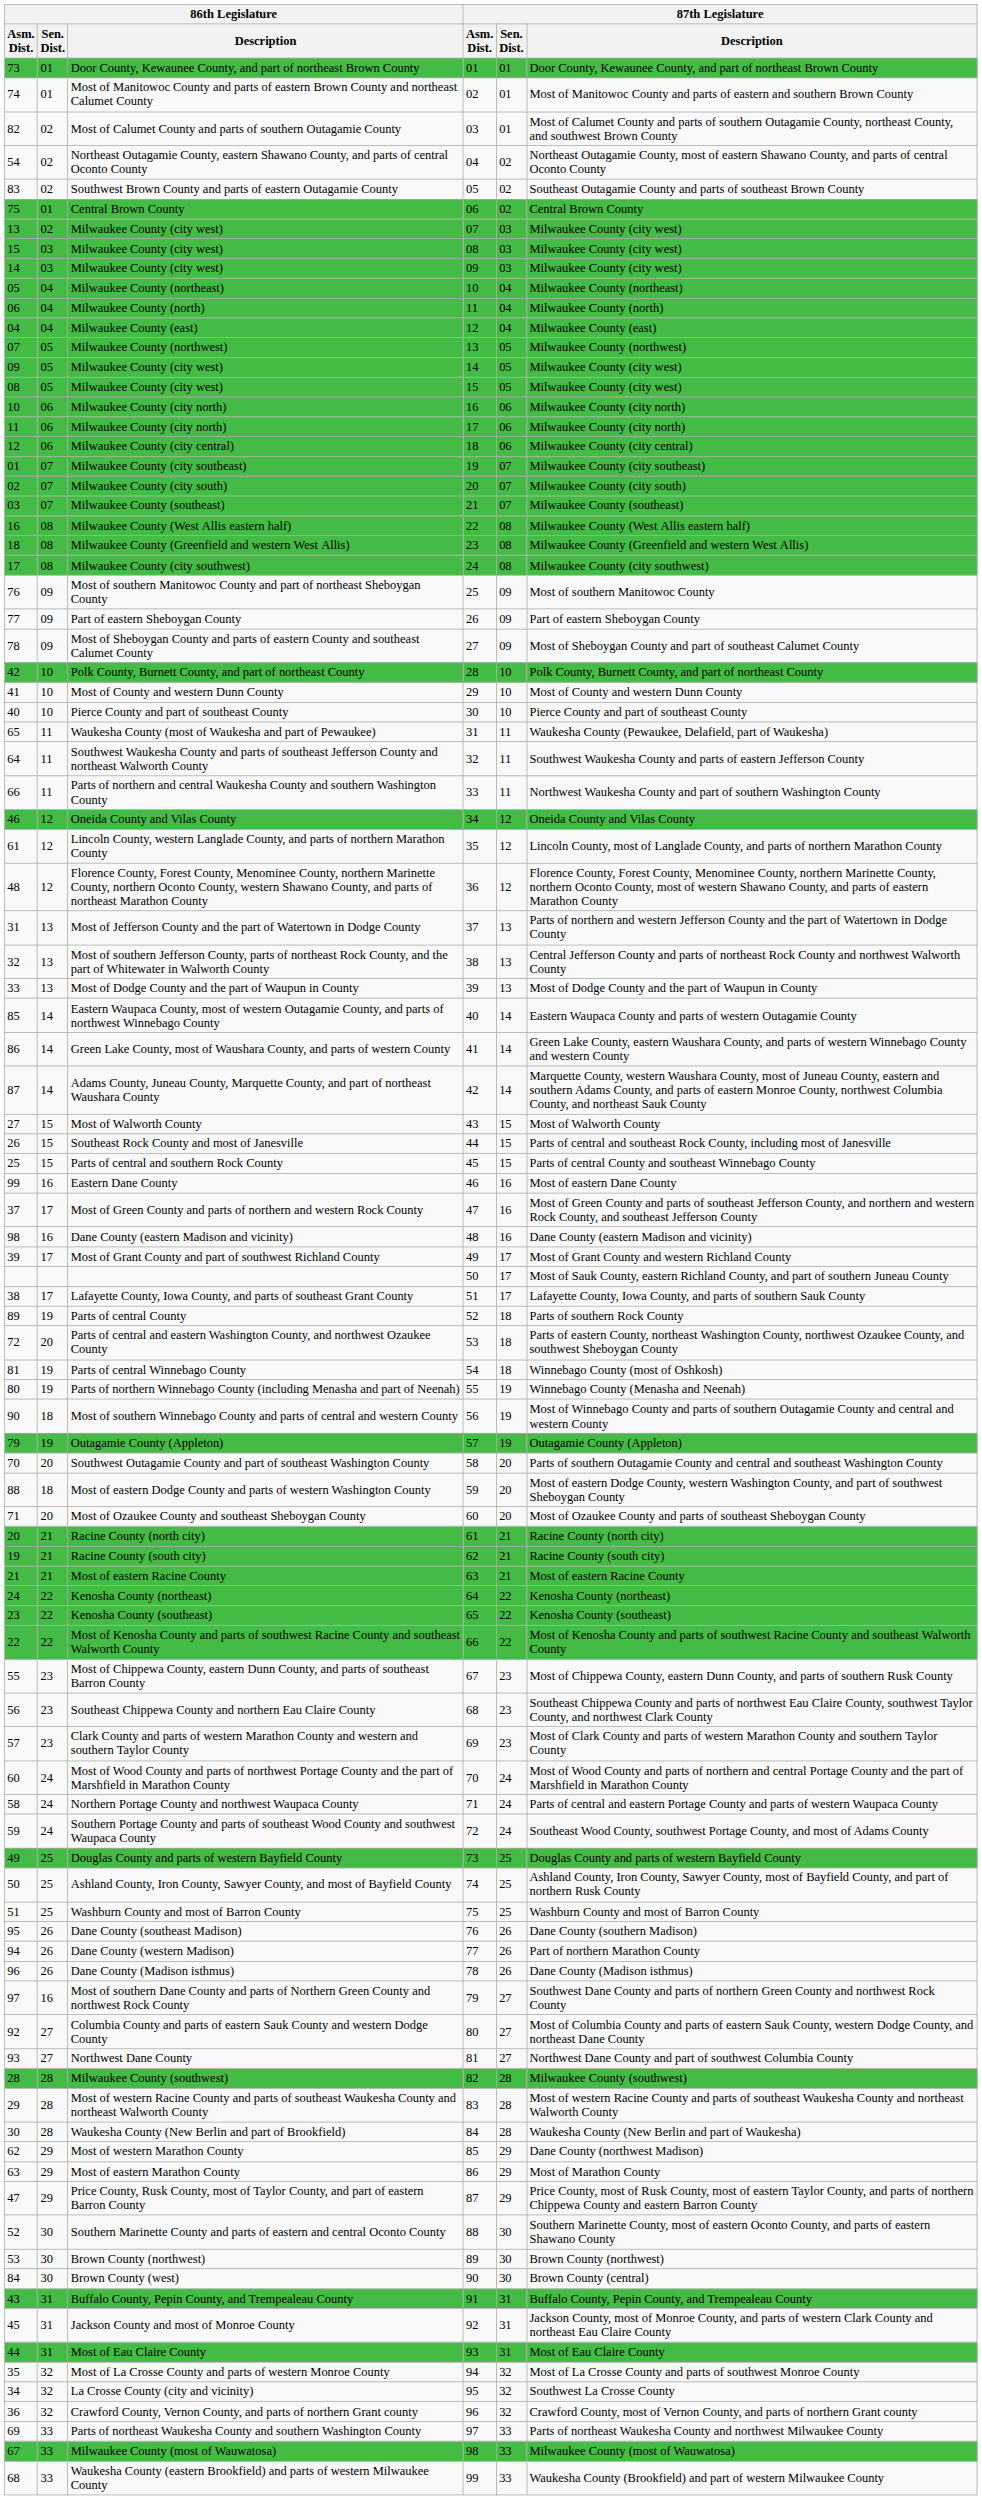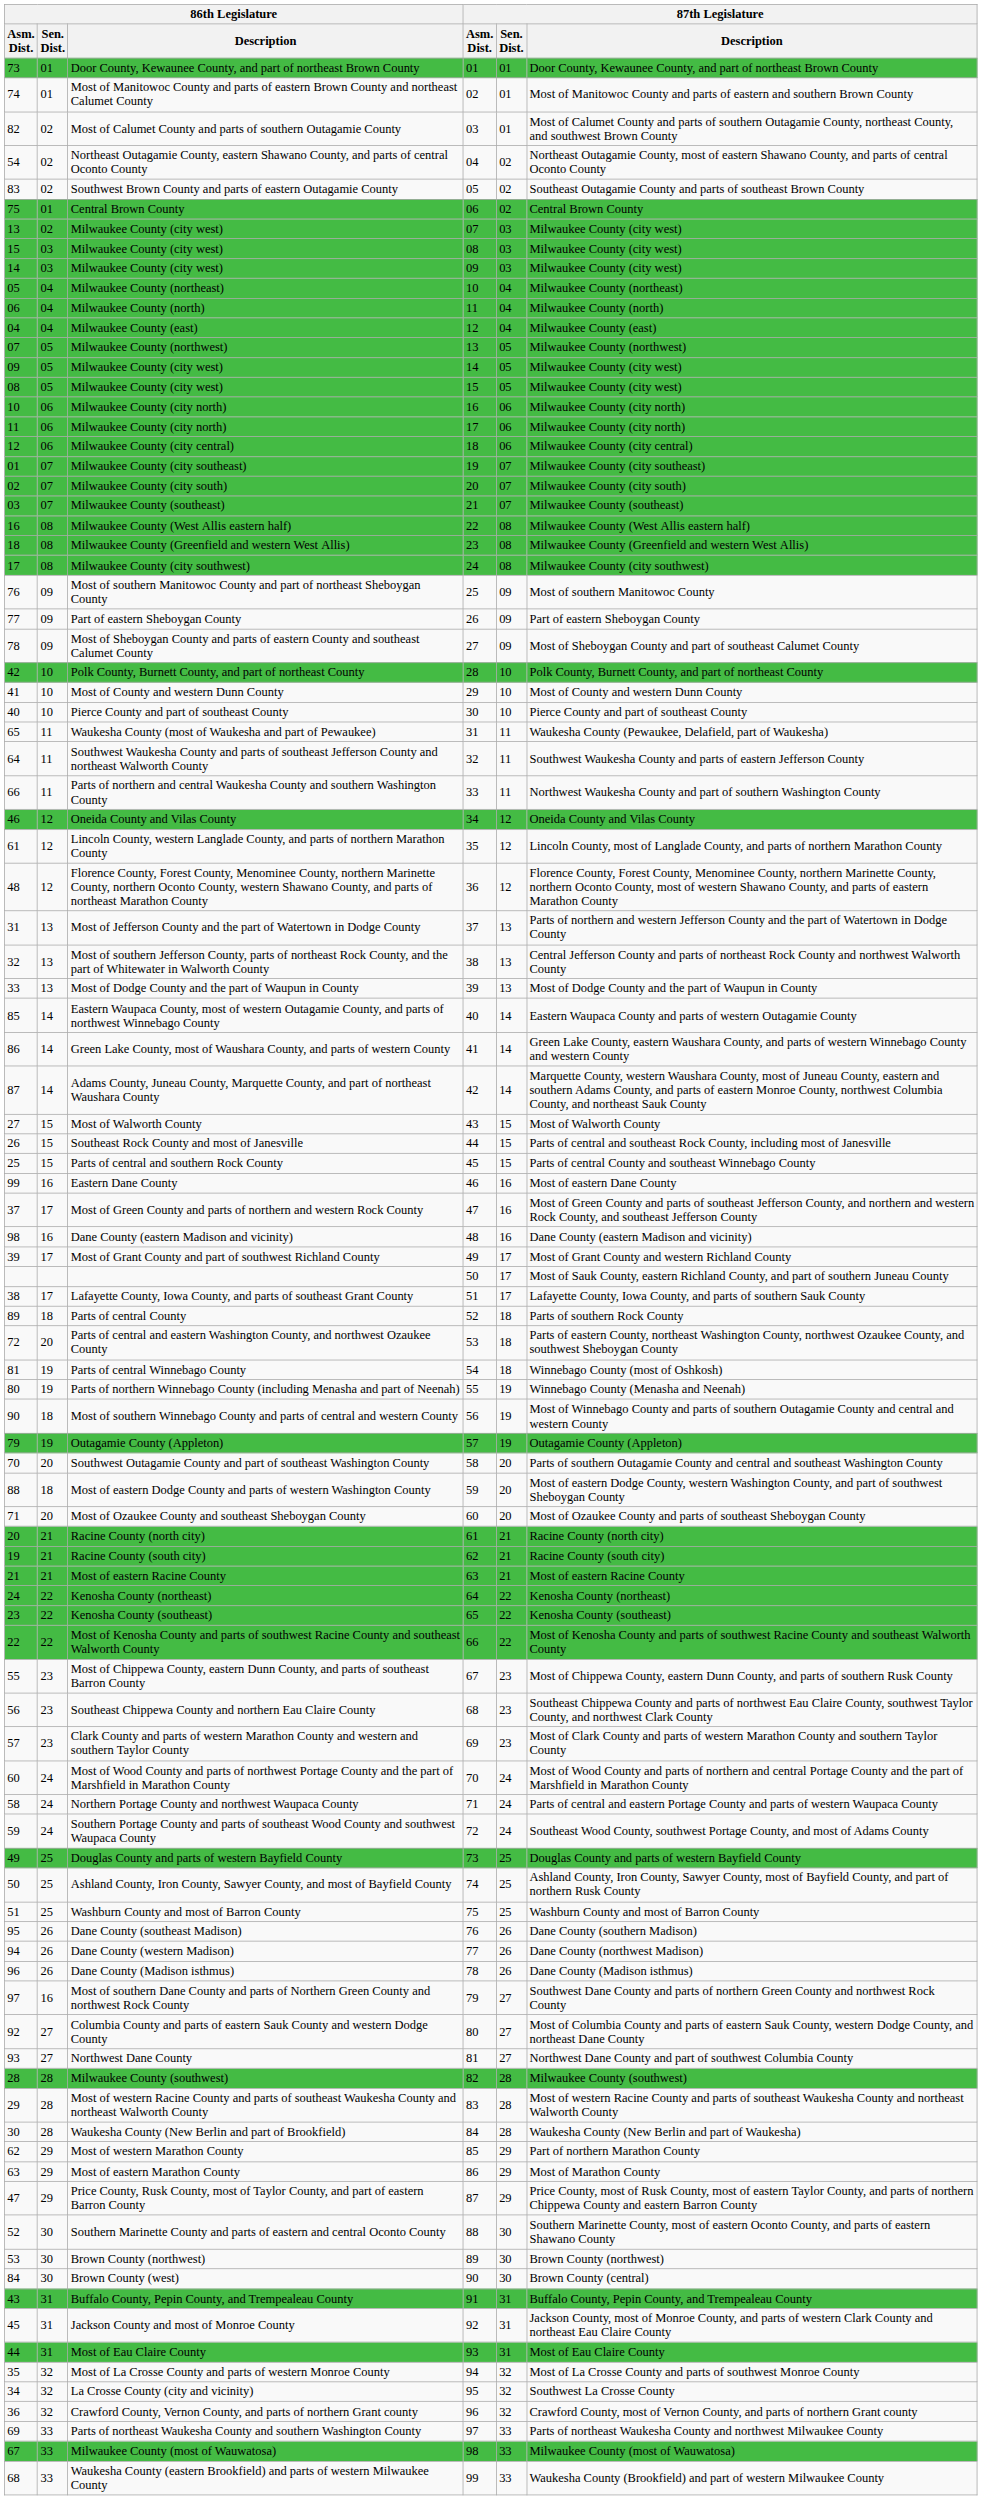(47, 1316) 19 -> (47, 1316) 18
(615, 1951) Part of northern Marathon County -> (616, 1951) Dane County (northwest Madison)
(616, 2151) Dane County (northwest Madison) -> (615, 2151) Part of northern Marathon County
